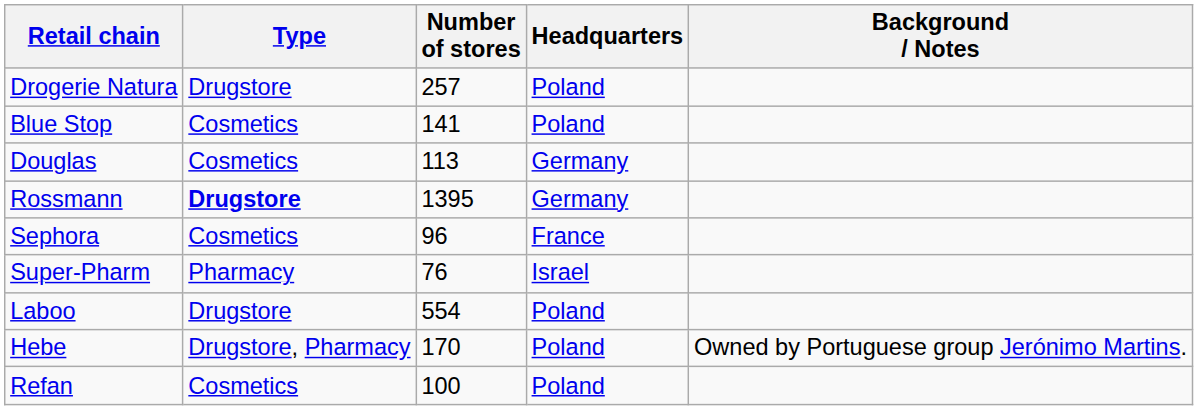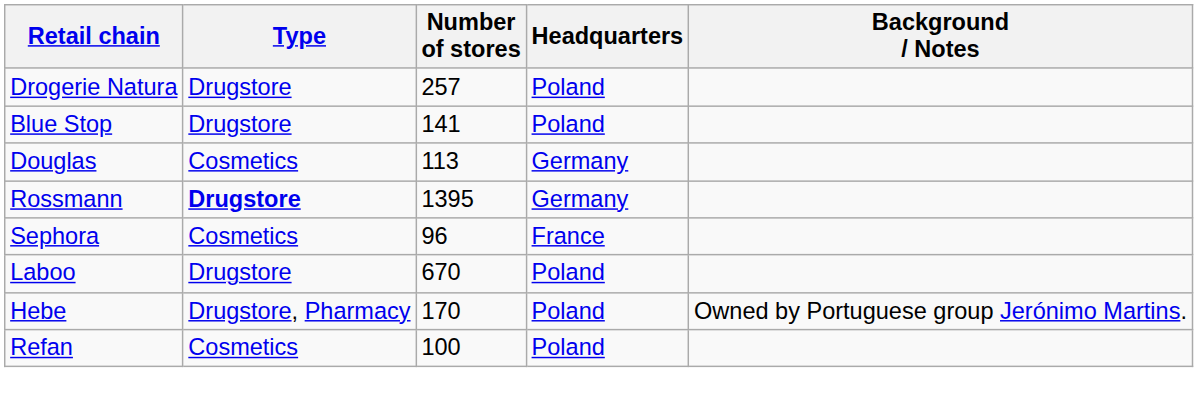(243, 124) Cosmetics -> (240, 124) Drugstore
- row: (80, 273)
(441, 310) 554 -> (441, 273) 670
